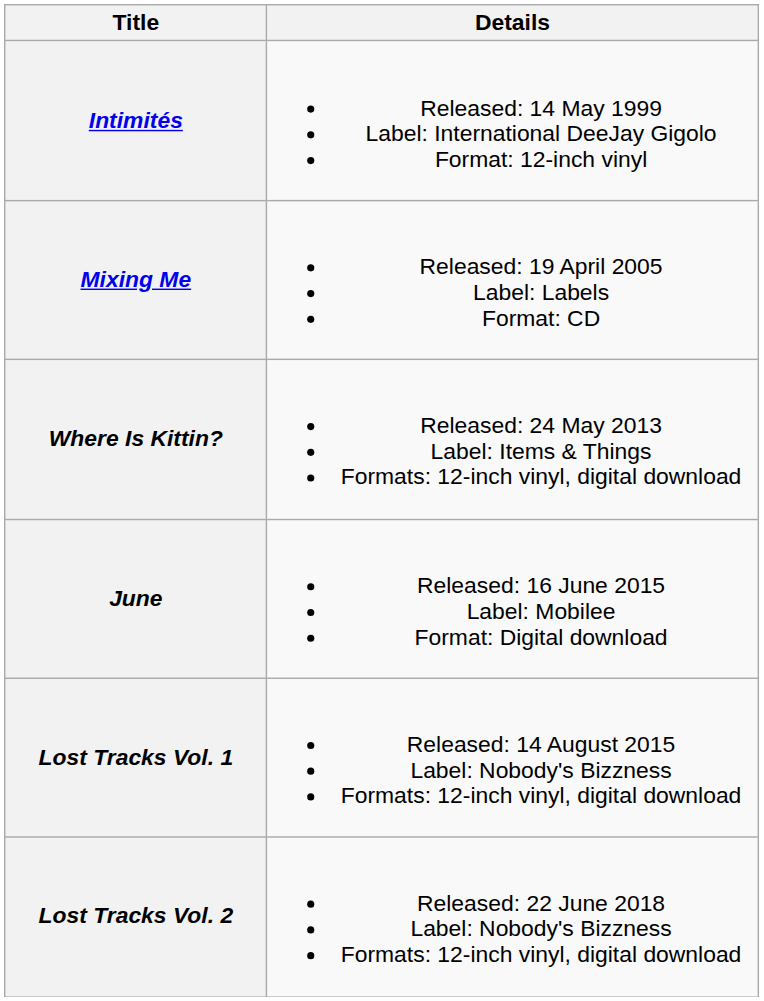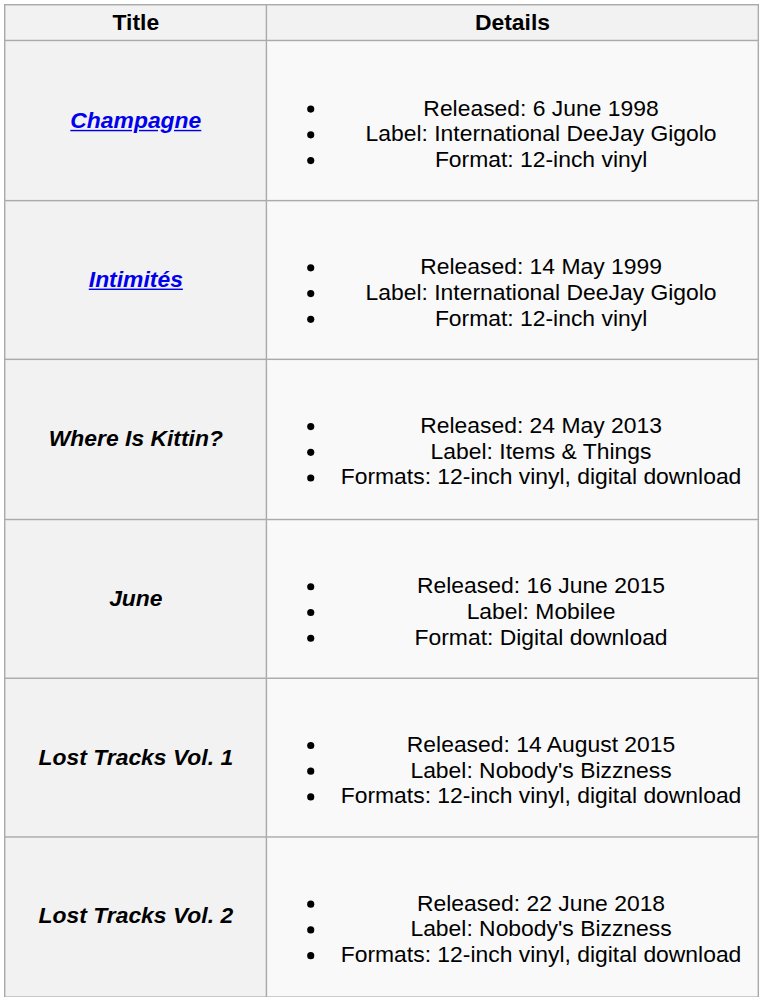+ row: (136, 120)
- row: (136, 279)
